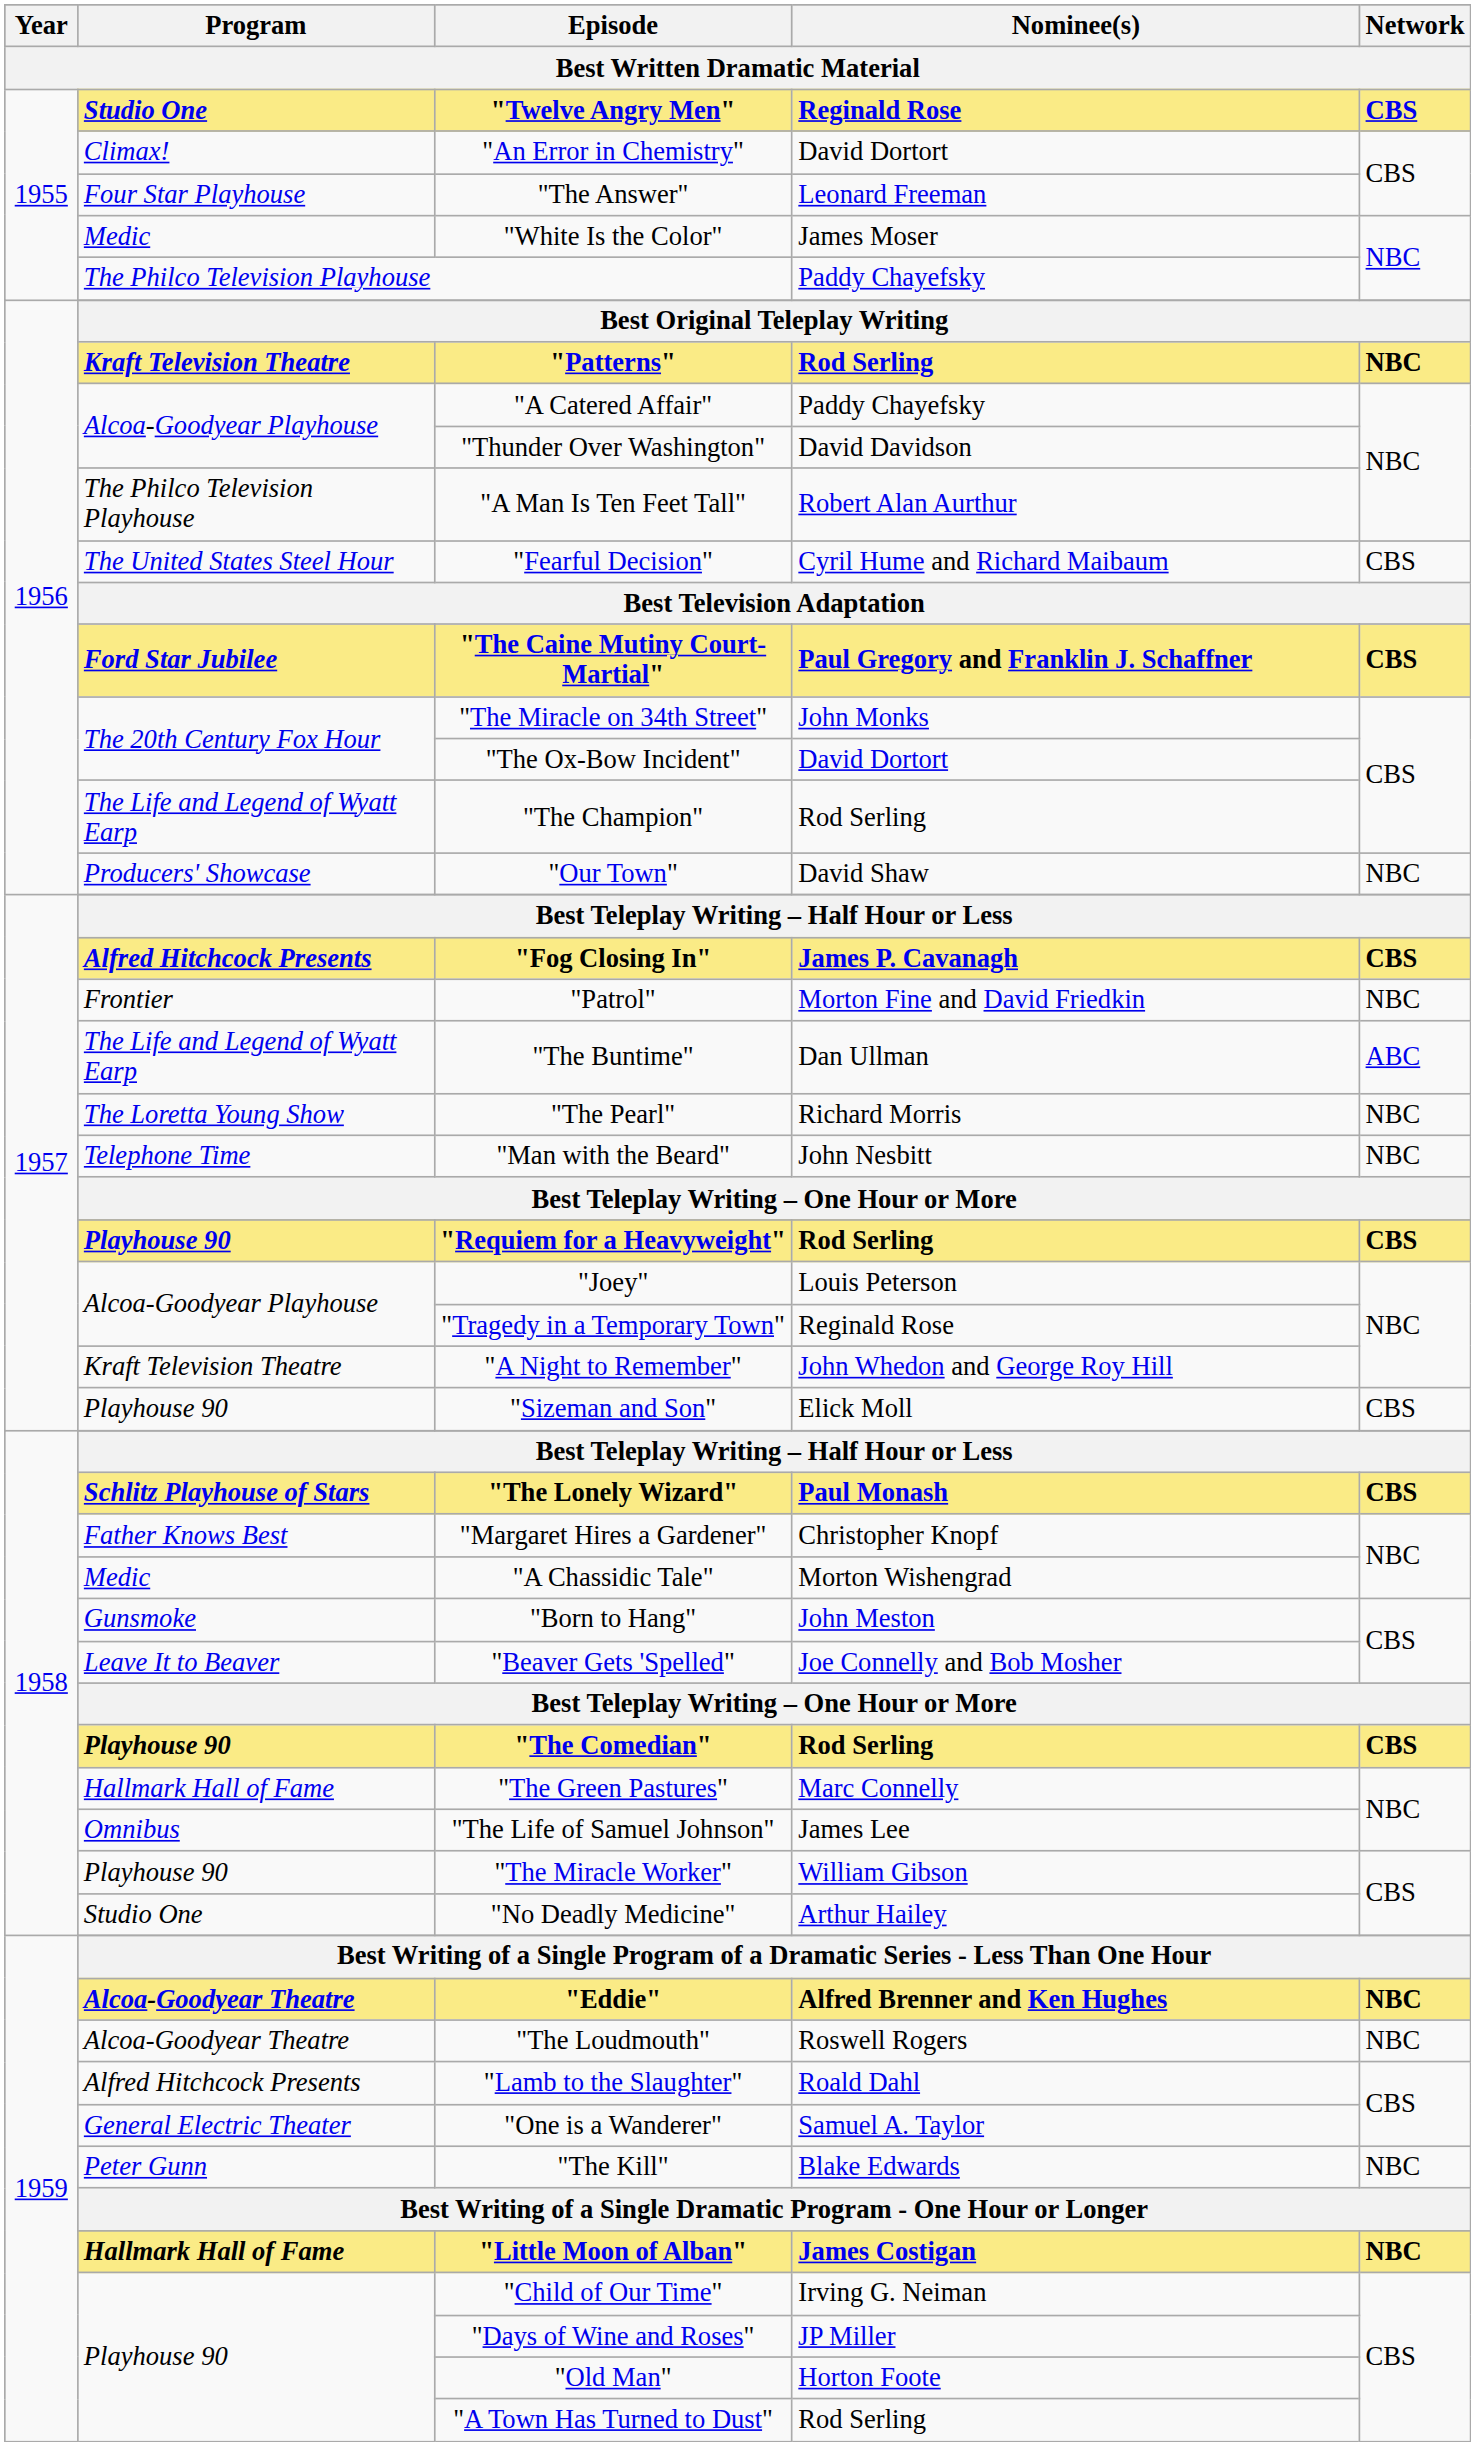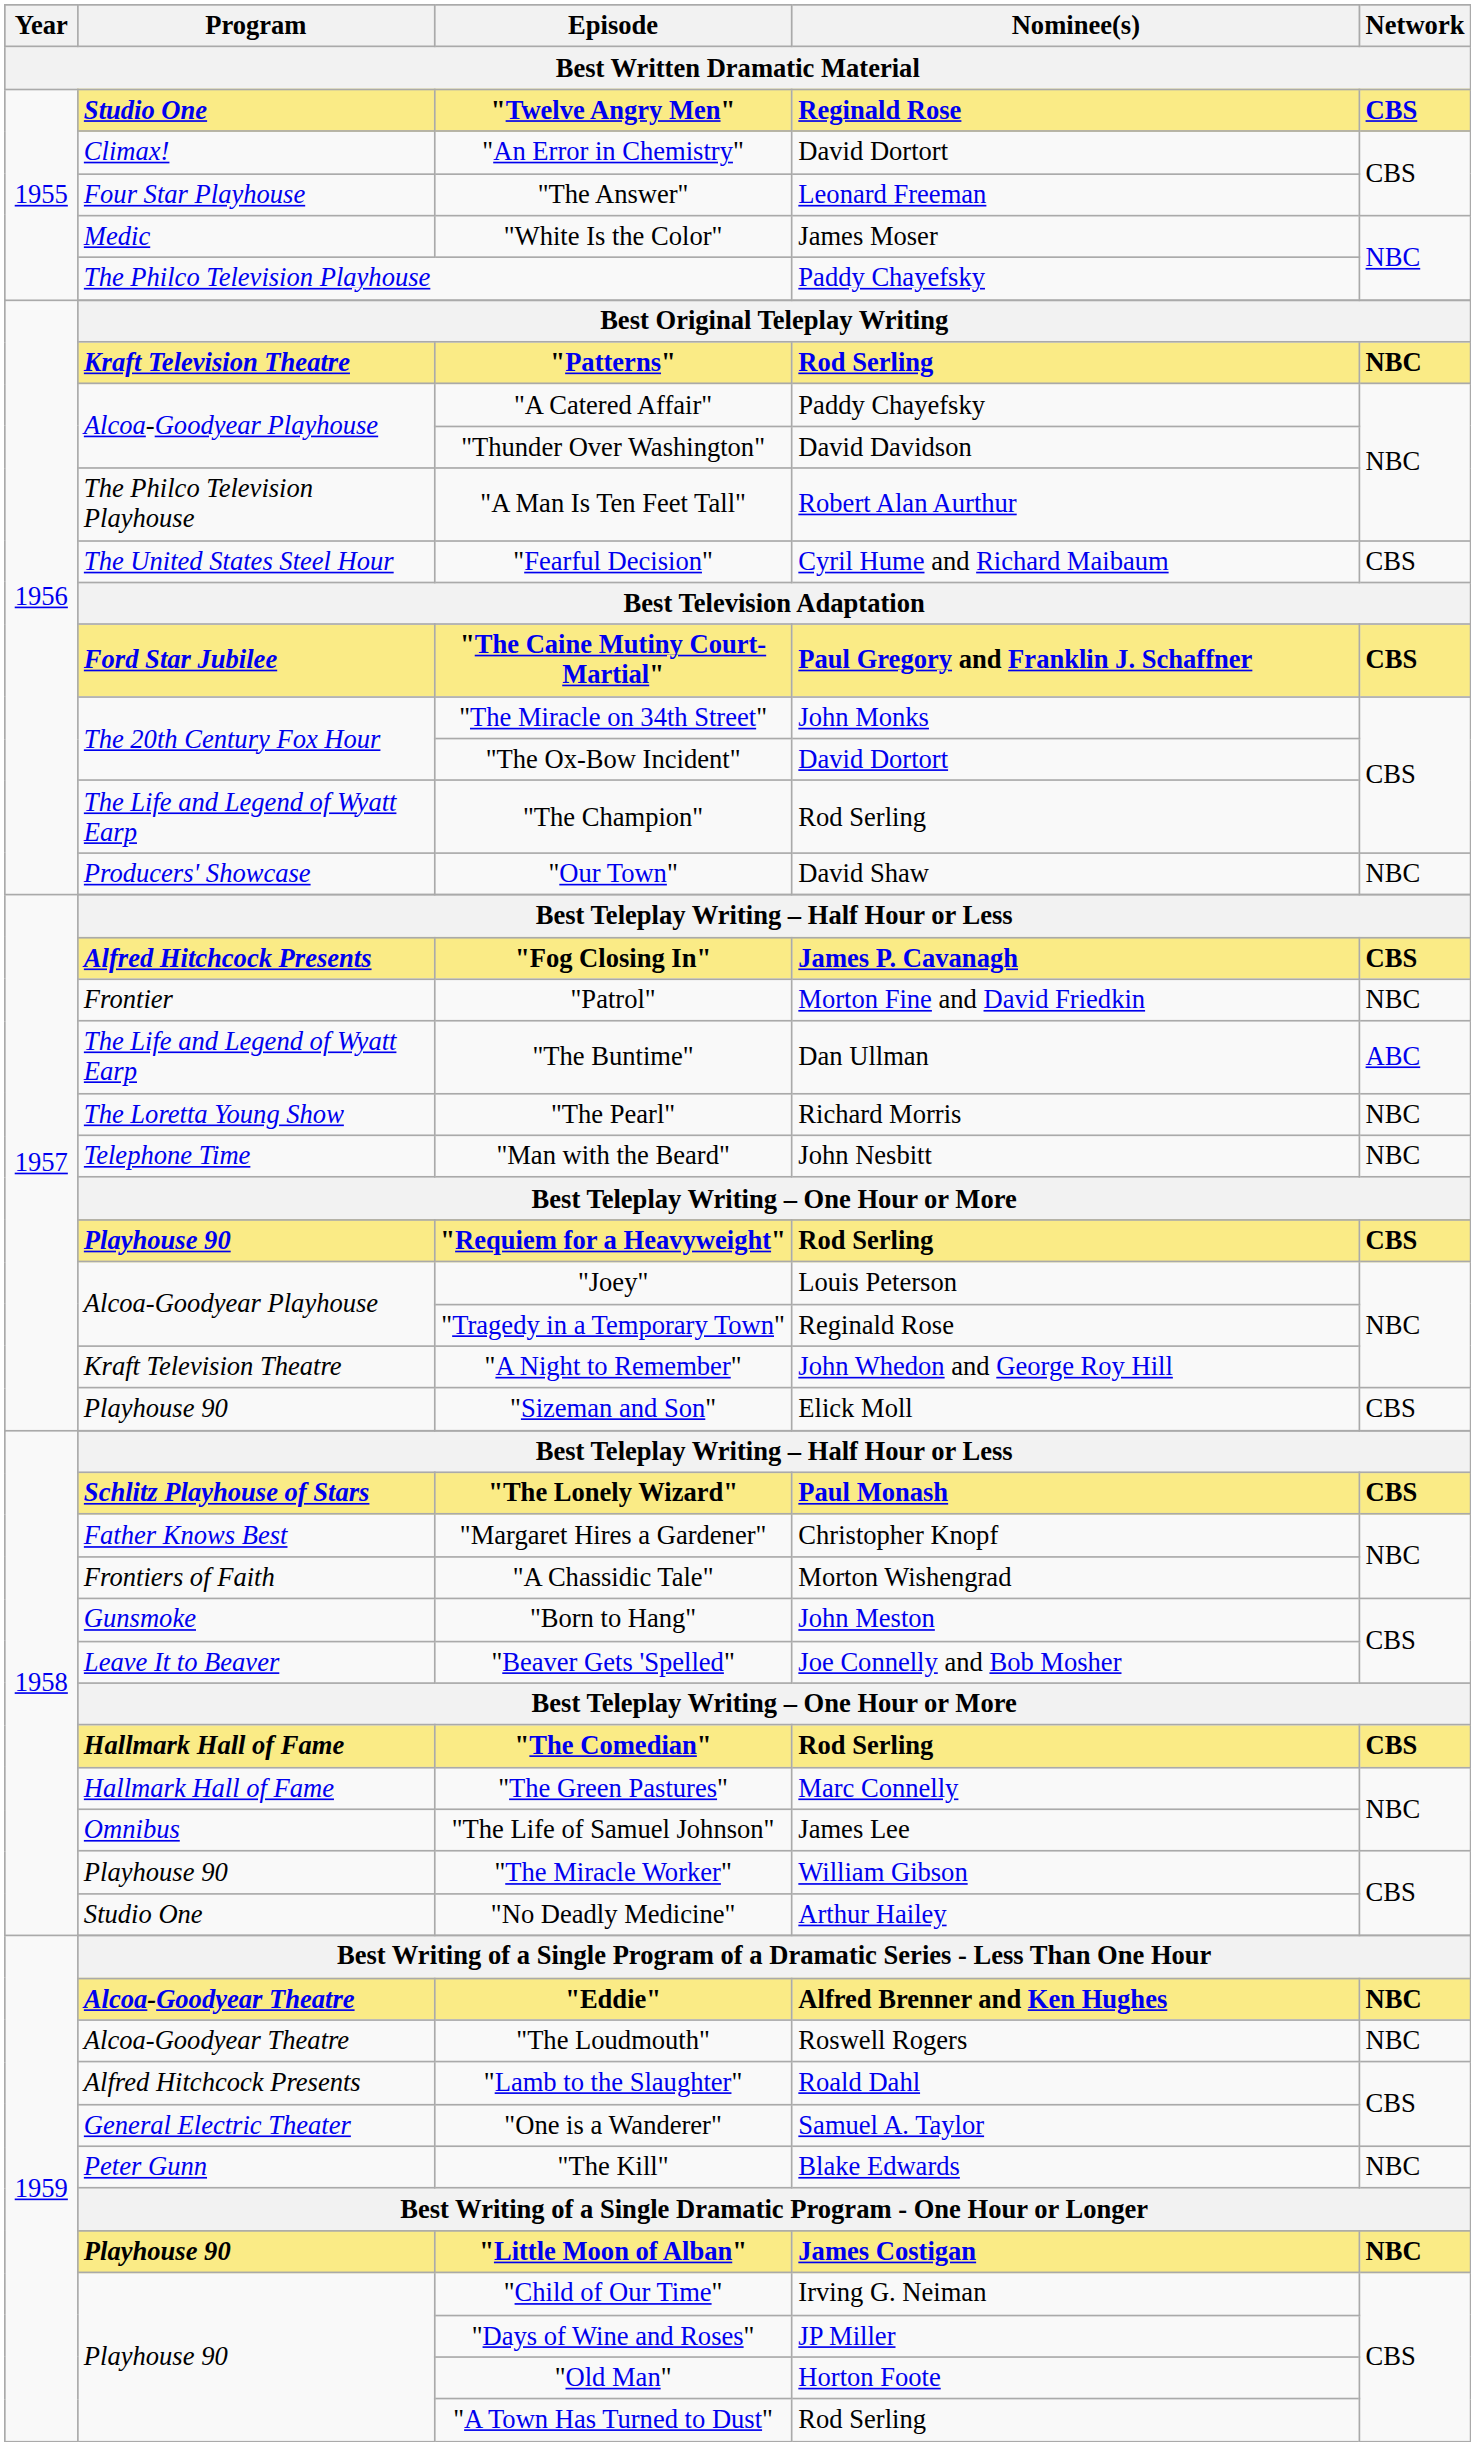(117, 1577) Medic -> (179, 1577) Frontiers of Faith
(157, 1745) Playhouse 90 -> (214, 1745) Hallmark Hall of Fame
(214, 2251) Hallmark Hall of Fame -> (157, 2251) Playhouse 90
